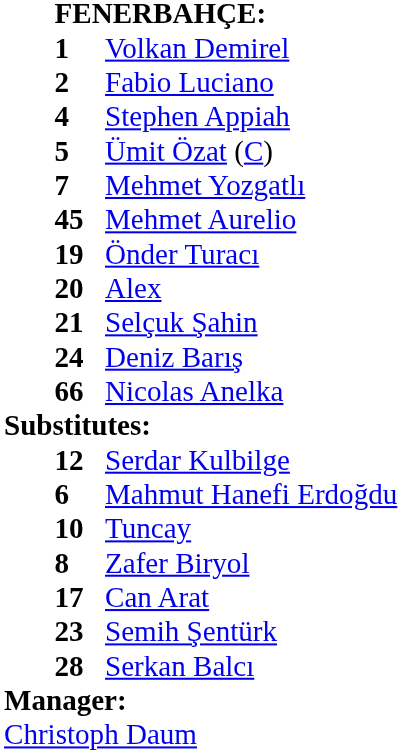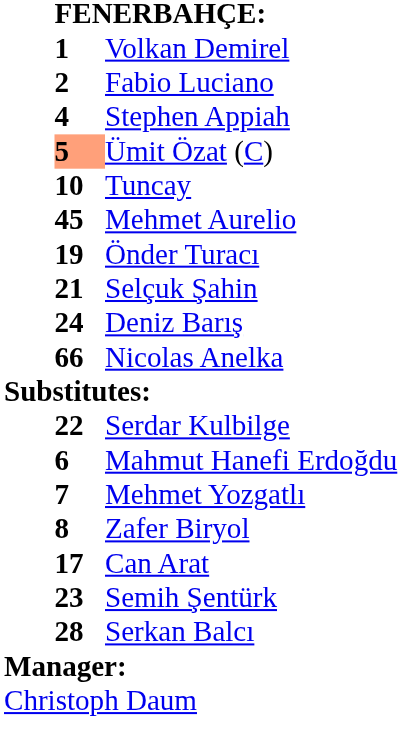(62, 151) no background -> (62, 151) lightsalmon background
rows swapped: (148, 528) <-> (205, 185)
- row: (133, 288)
(69, 460) 12 -> (69, 425) 22
